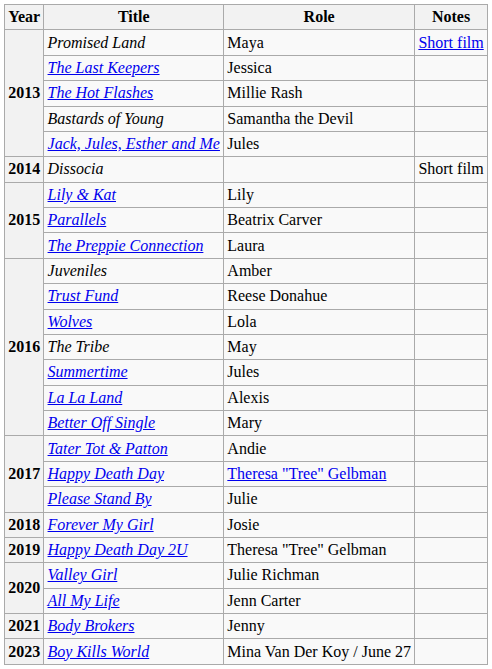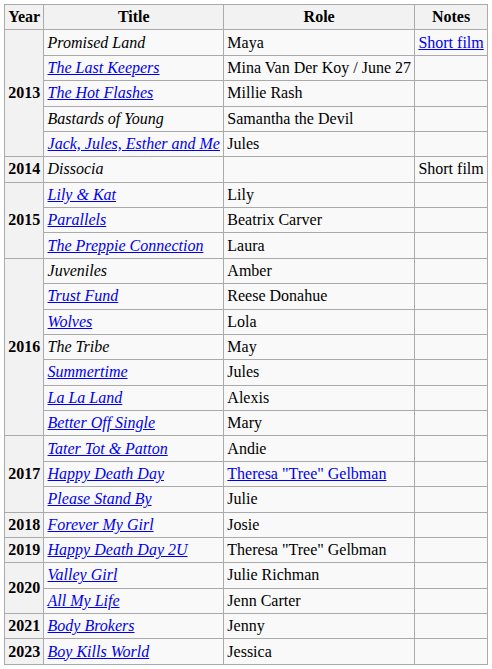(250, 67) Jessica -> (319, 67) Mina Van Der Koy / June 27
(319, 651) Mina Van Der Koy / June 27 -> (250, 651) Jessica
